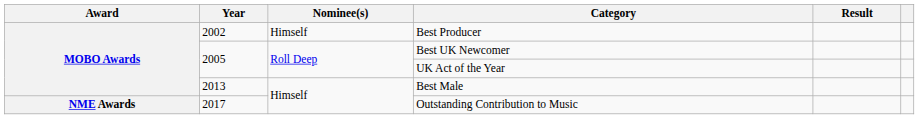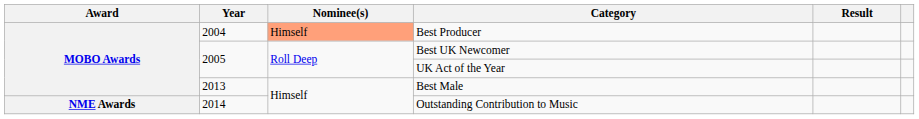(214, 31) 2002 -> (214, 31) 2004
(289, 31) no background -> (289, 31) lightsalmon background
(214, 104) 2017 -> (214, 104) 2014
